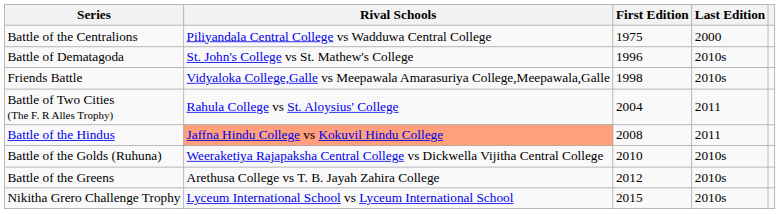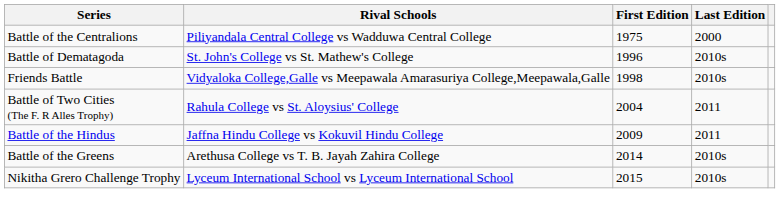(315, 135) lightsalmon background -> (315, 135) no background
(629, 135) 2008 -> (629, 135) 2009
- row: (85, 156)
(629, 177) 2012 -> (629, 156) 2014
